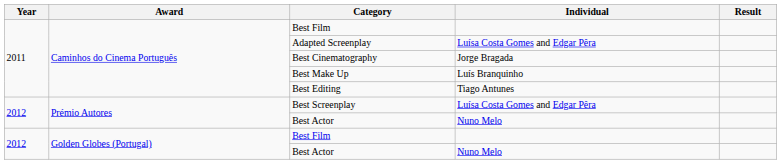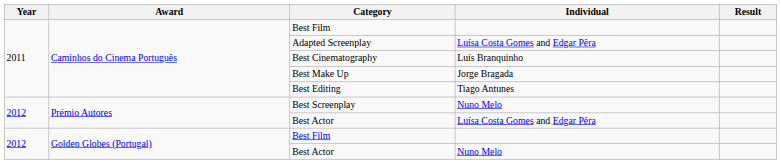(485, 58) Jorge Bragada -> (490, 58) Luís Branquinho
(490, 74) Luís Branquinho -> (485, 74) Jorge Bragada
(527, 105) Luísa Costa Gomes and Edgar Pêra -> (480, 105) Nuno Melo
(480, 120) Nuno Melo -> (527, 120) Luísa Costa Gomes and Edgar Pêra
